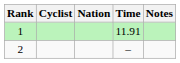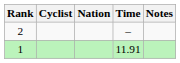rows swapped: (20, 31) <-> (20, 49)
